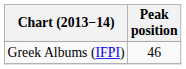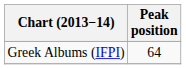(154, 52) 46 -> (154, 52) 64
